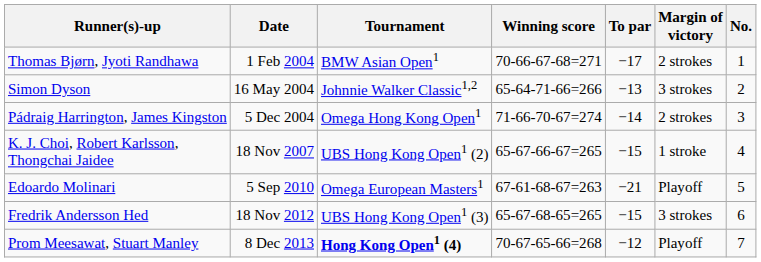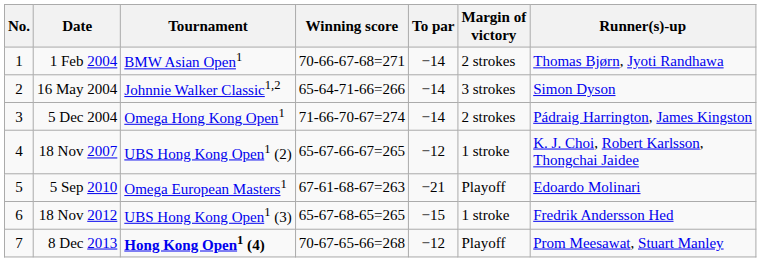columns swapped: (741, 26) <-> (117, 26)
(630, 61) −17 -> (433, 61) −14
(630, 89) −13 -> (433, 89) −14
(630, 152) −15 -> (433, 152) −12
(685, 215) 3 strokes -> (485, 215) 1 stroke
